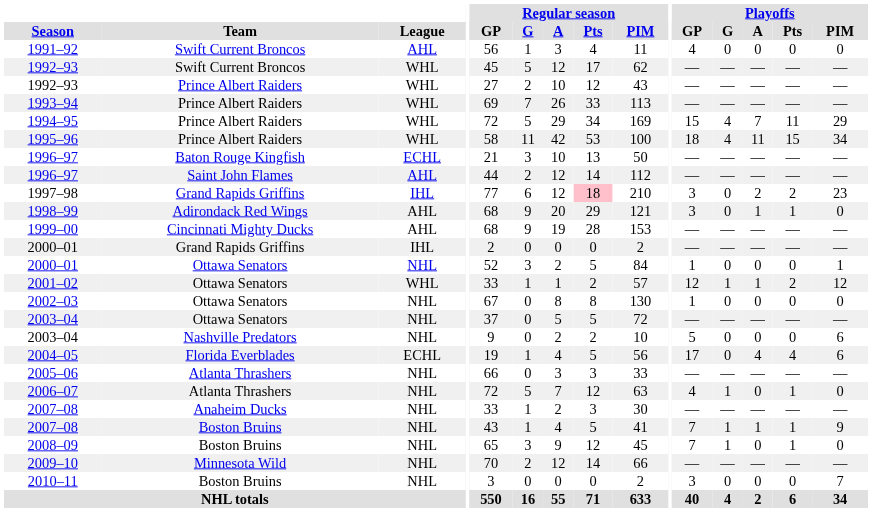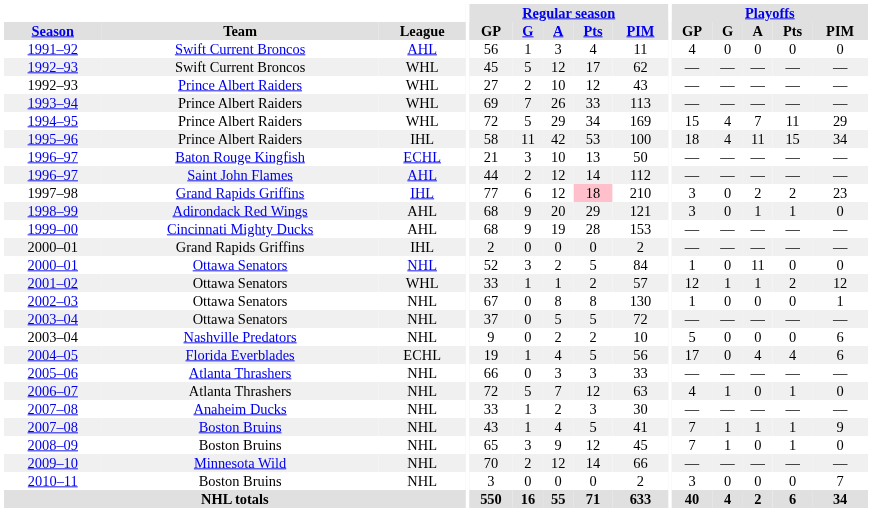(422, 139) WHL -> (422, 139) IHL
(758, 265) 0 -> (758, 265) 11
(840, 265) 1 -> (840, 265) 0
(840, 301) 0 -> (840, 301) 1
